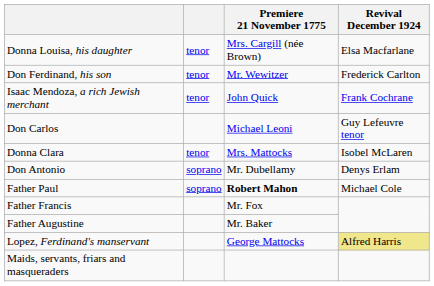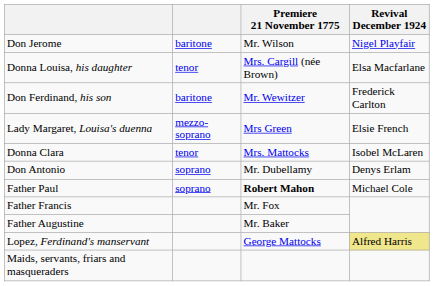+ row: (34, 43)
(198, 74) tenor -> (194, 98) baritone
- row: (73, 98)
- row: (33, 128)
+ row: (80, 128)
